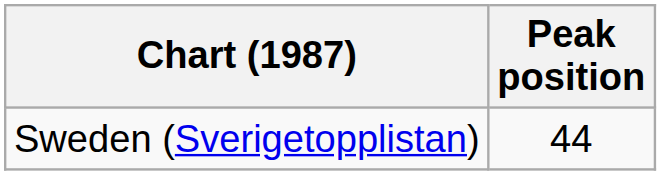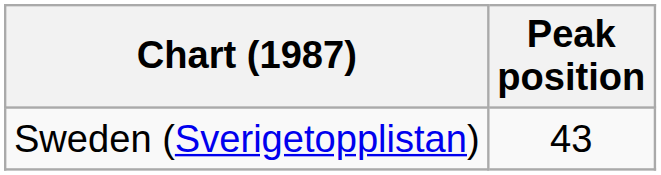(571, 137) 44 -> (571, 137) 43
